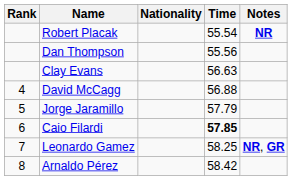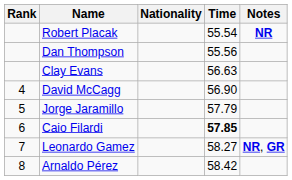(222, 90) 56.88 -> (222, 90) 56.90
(222, 147) 58.25 -> (222, 147) 58.27
